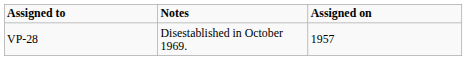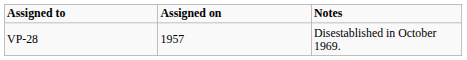columns swapped: (341, 13) <-> (175, 13)
